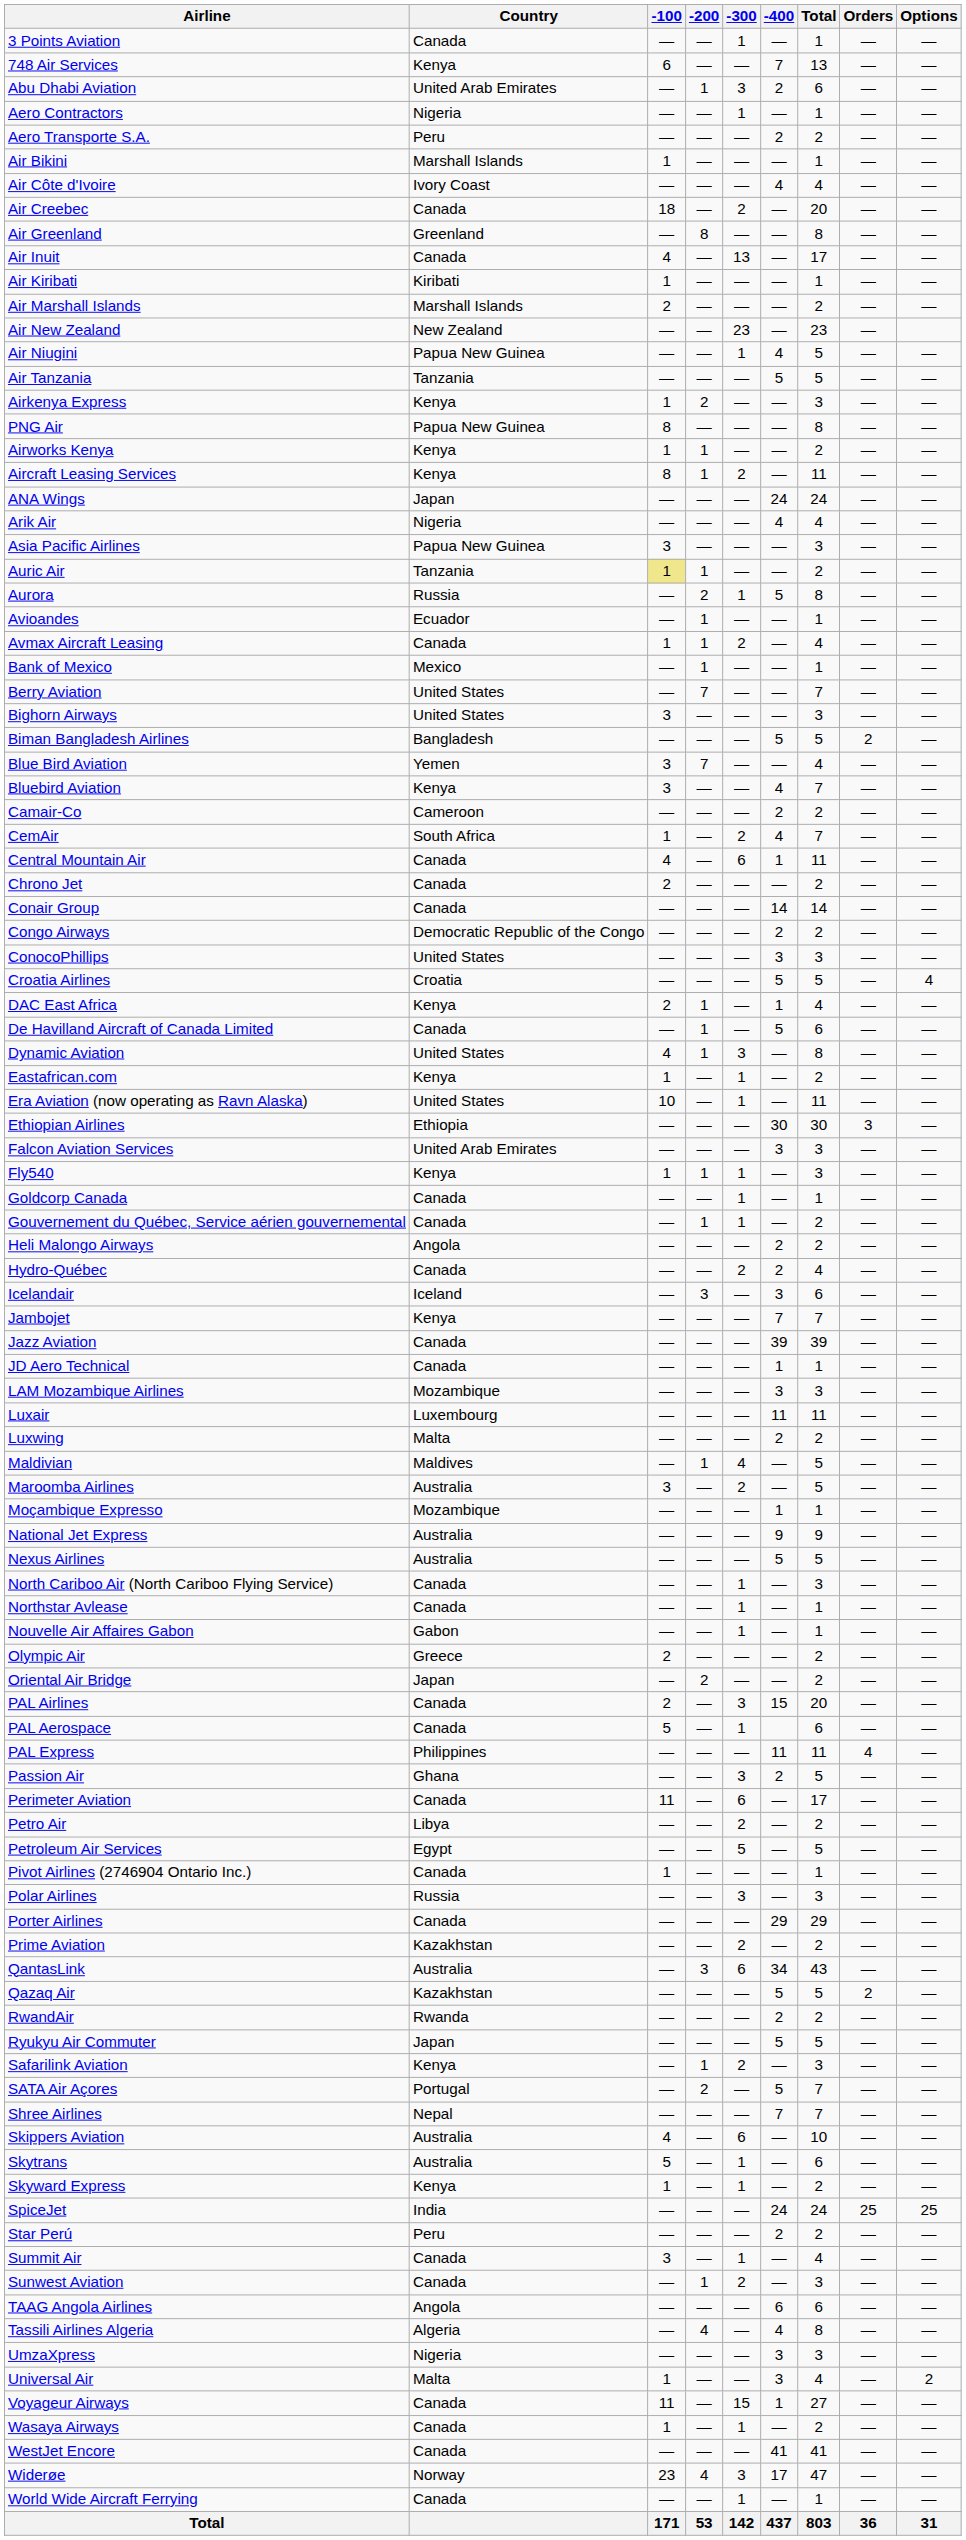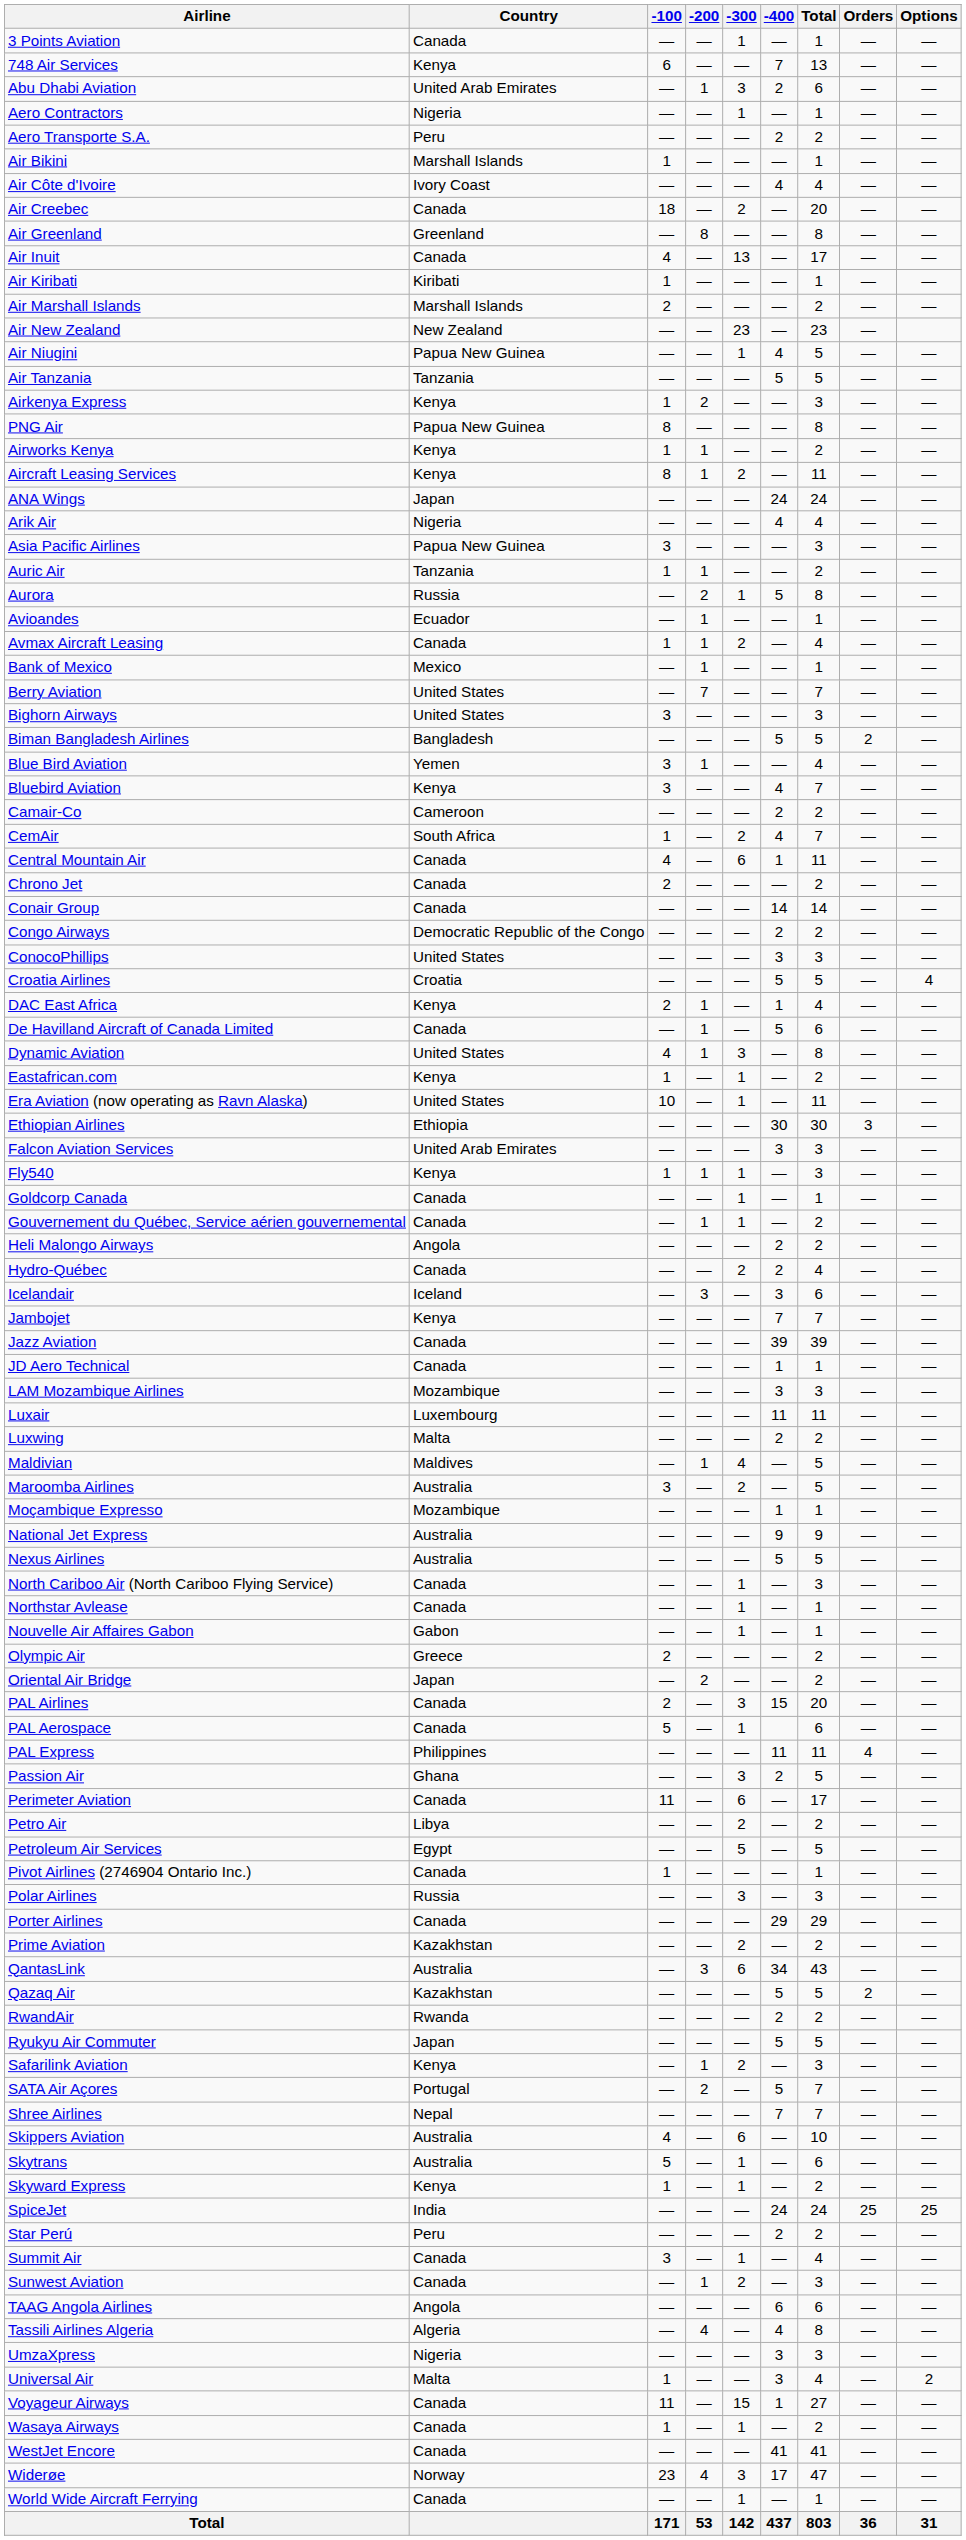(667, 570) khaki background -> (667, 570) no background
(704, 763) 7 -> (704, 763) 1
